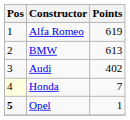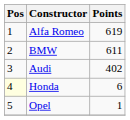(114, 50) 613 -> (114, 50) 611
(119, 86) 7 -> (119, 86) 6
(10, 105) bold -> (10, 105) normal
